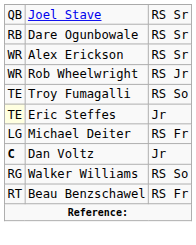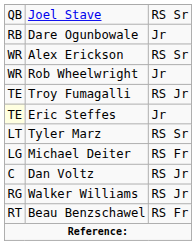(170, 34) RS Sr -> (159, 34) Jr
(170, 74) RS Jr -> (159, 74) Jr
(170, 94) RS So -> (170, 94) RS Jr
+ row: (65, 134)
(11, 154) bold -> (11, 174) normal
(159, 154) Jr -> (170, 174) RS Jr
(170, 174) RS So -> (170, 194) RS Jr
